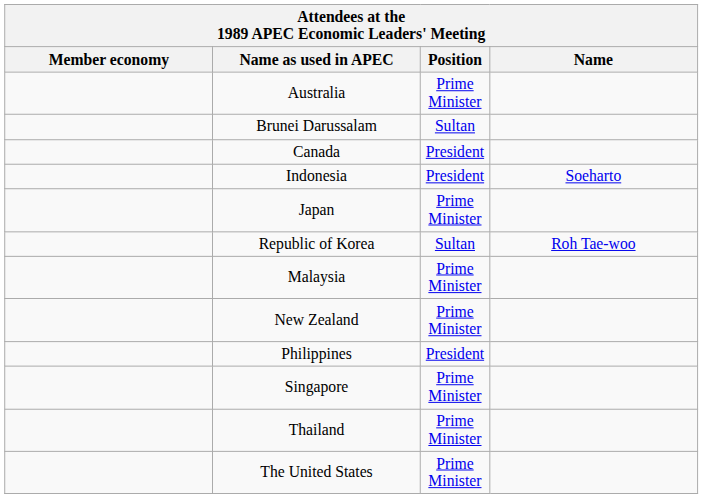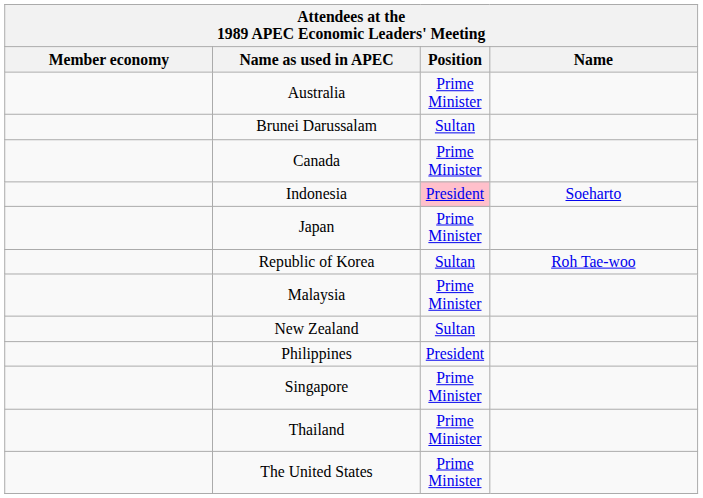(455, 151) President -> (455, 160) Prime Minister
(455, 176) no background -> (455, 194) pink background
(455, 320) Prime Minister -> (455, 328) Sultan
